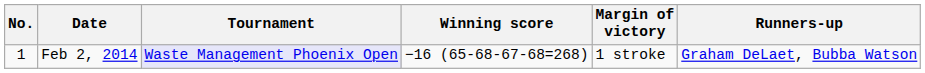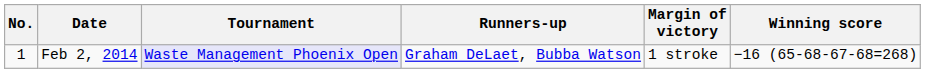columns swapped: (497, 25) <-> (799, 25)
